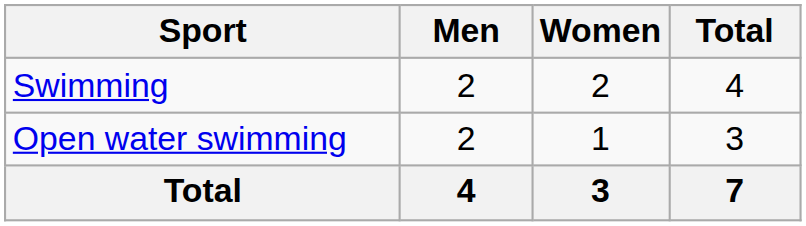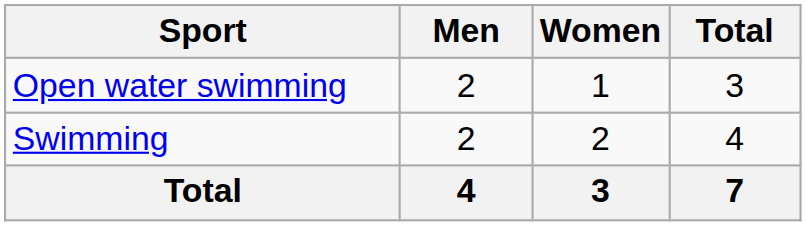rows swapped: (180, 138) <-> (91, 84)
